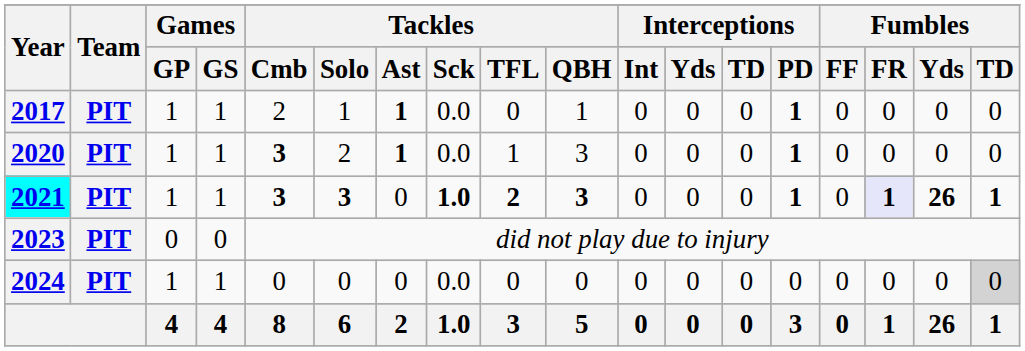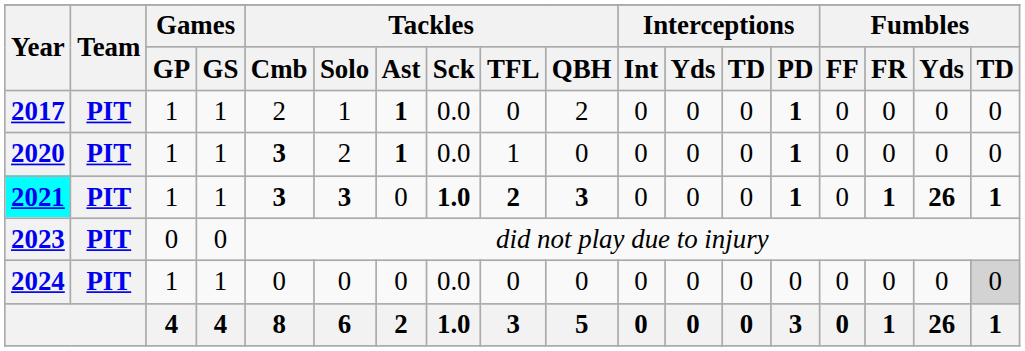(582, 111) 1 -> (582, 111) 2
(582, 153) 3 -> (582, 153) 0
(889, 196) lavender background -> (889, 196) no background
